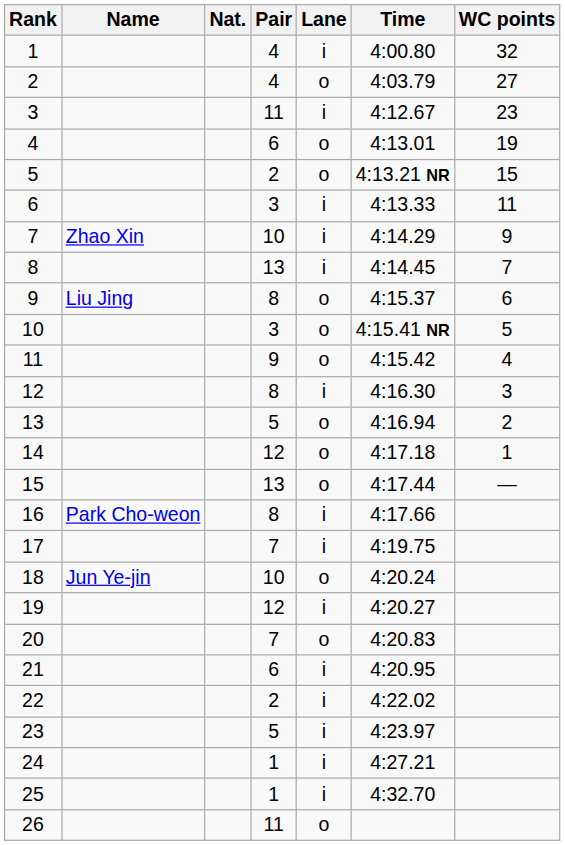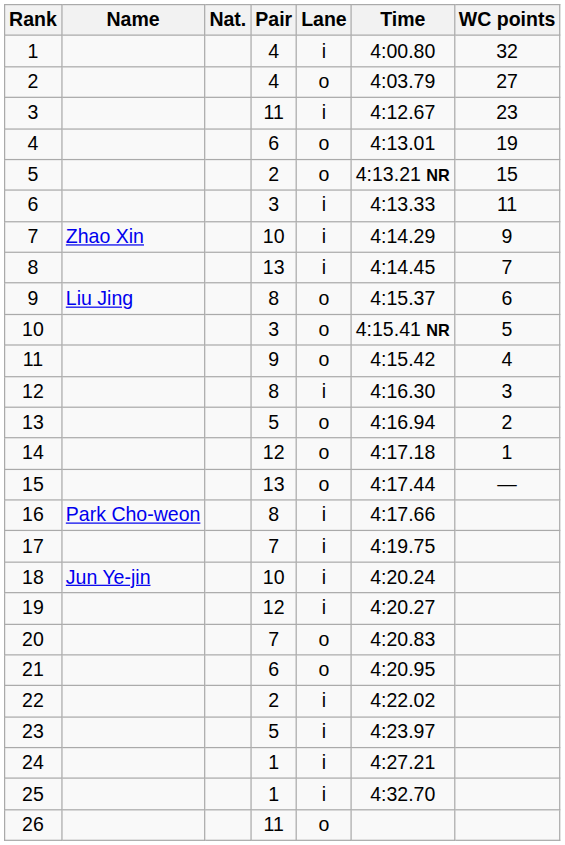(324, 577) o -> (324, 577) i
(324, 670) i -> (324, 670) o
